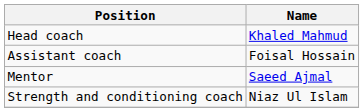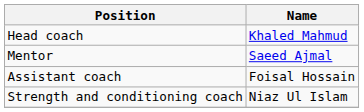rows swapped: (64, 56) <-> (30, 76)
